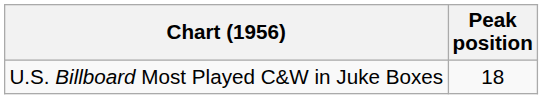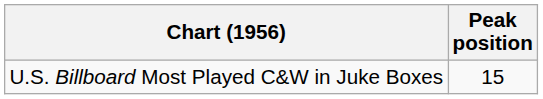(493, 76) 18 -> (493, 76) 15
